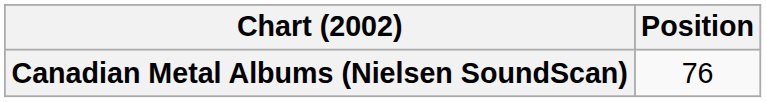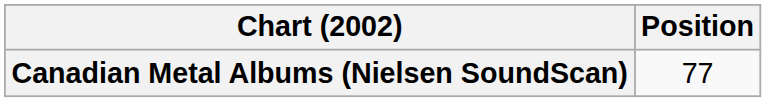(698, 72) 76 -> (698, 72) 77
